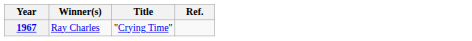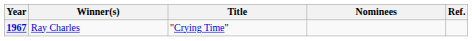+ column: (376, 12)
